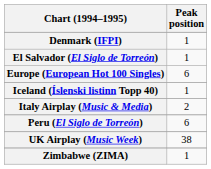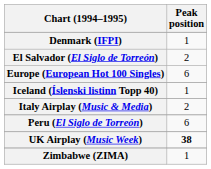(187, 57) 1 -> (187, 57) 2
(187, 139) normal -> (187, 139) bold
